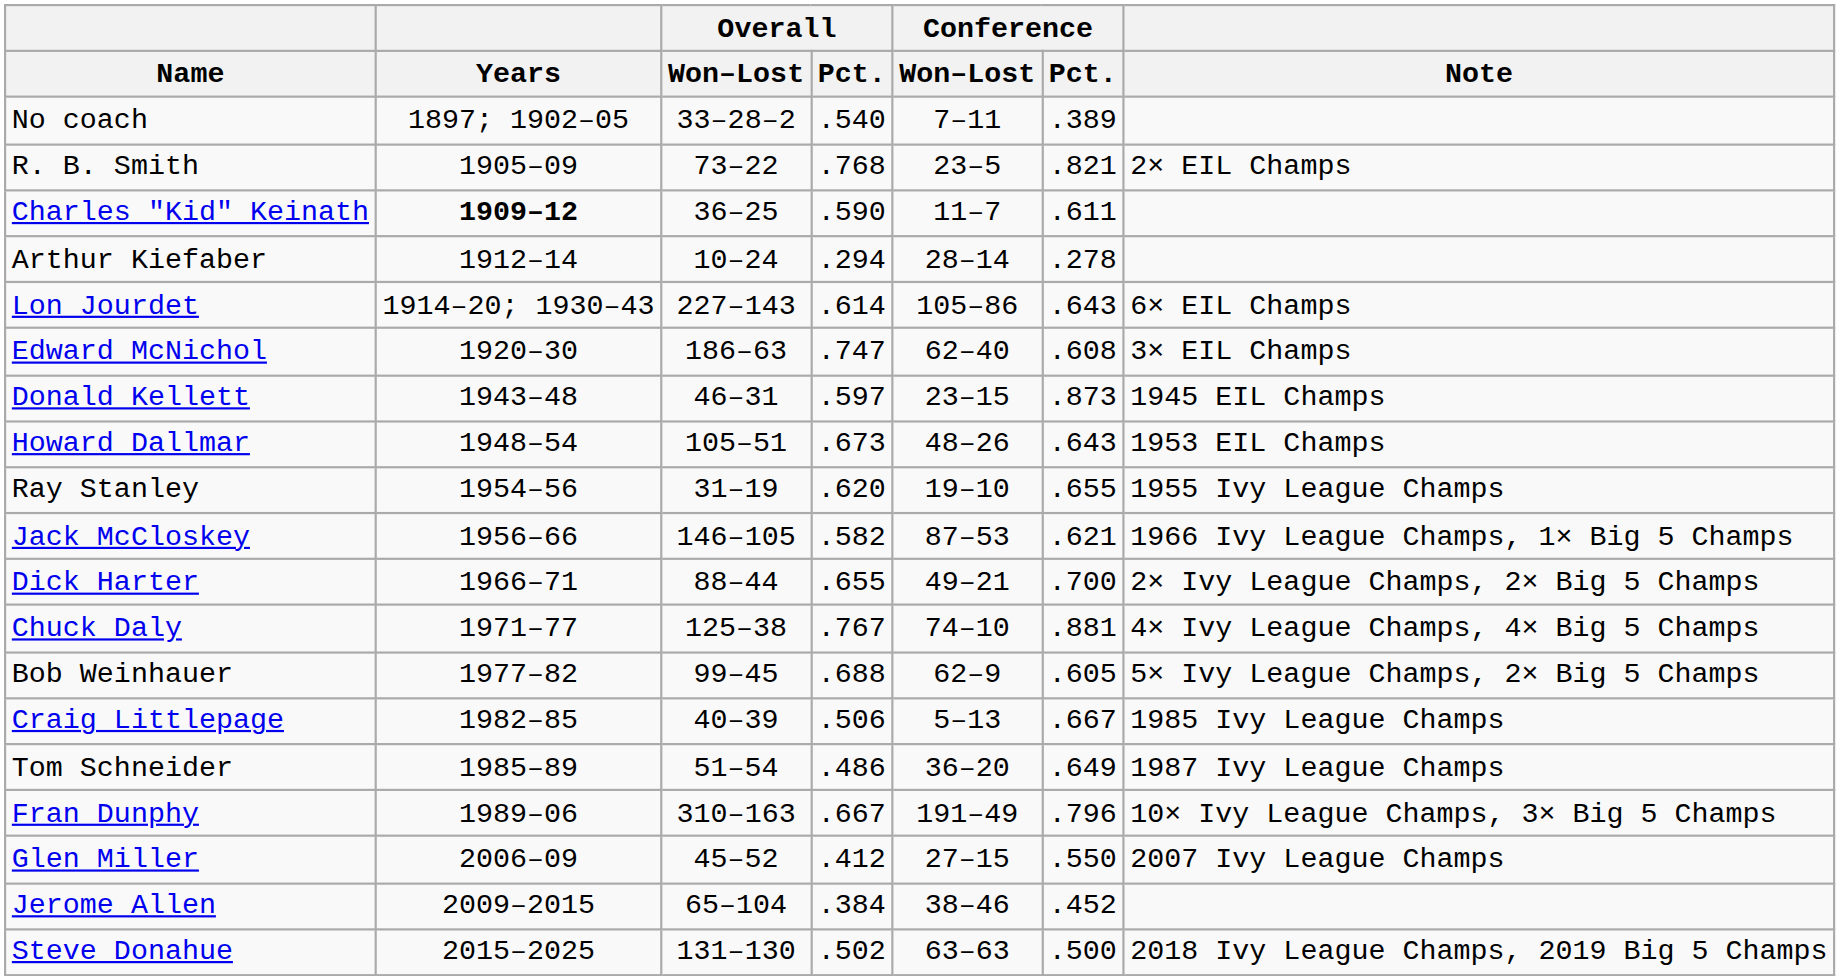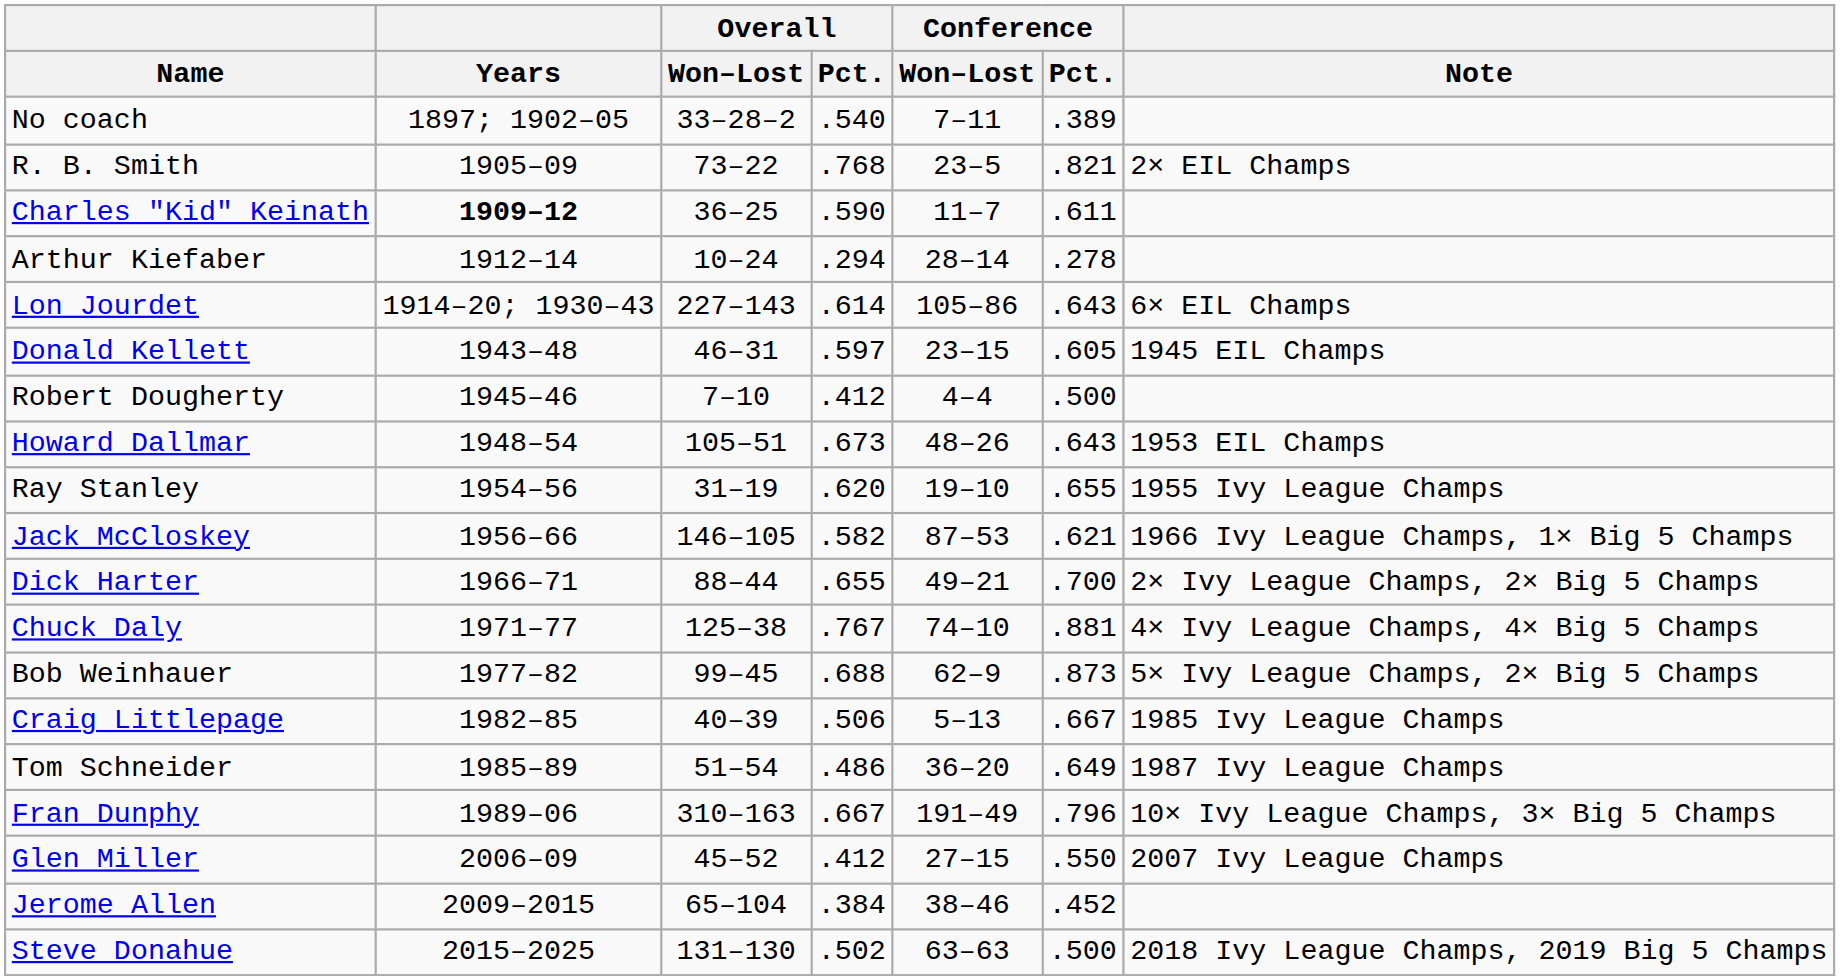- row: (139, 352)
(1083, 398) .873 -> (1083, 352) .605
+ row: (148, 398)
(1083, 675) .605 -> (1083, 675) .873
